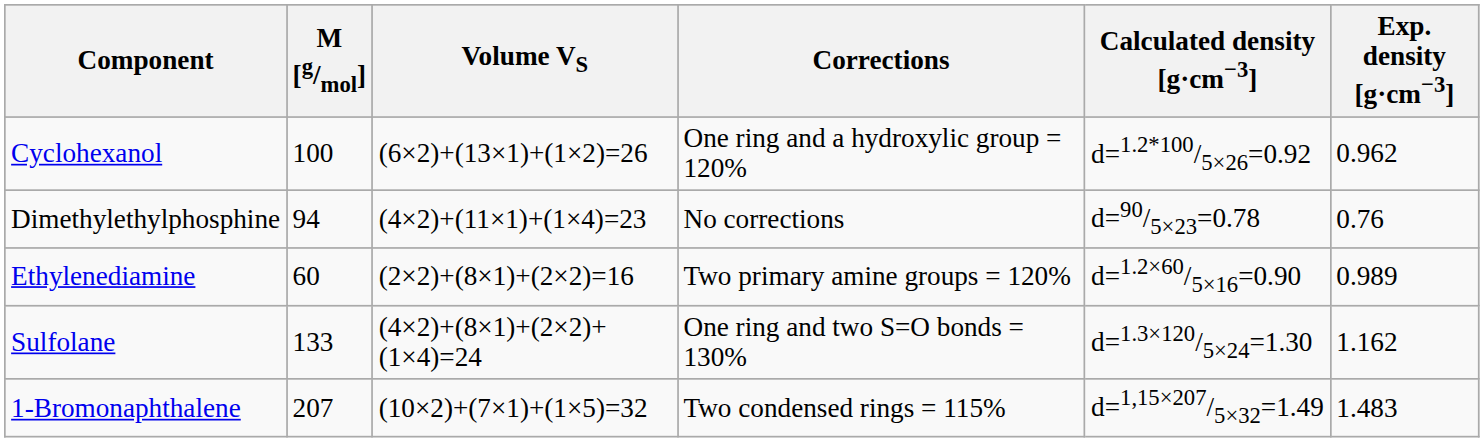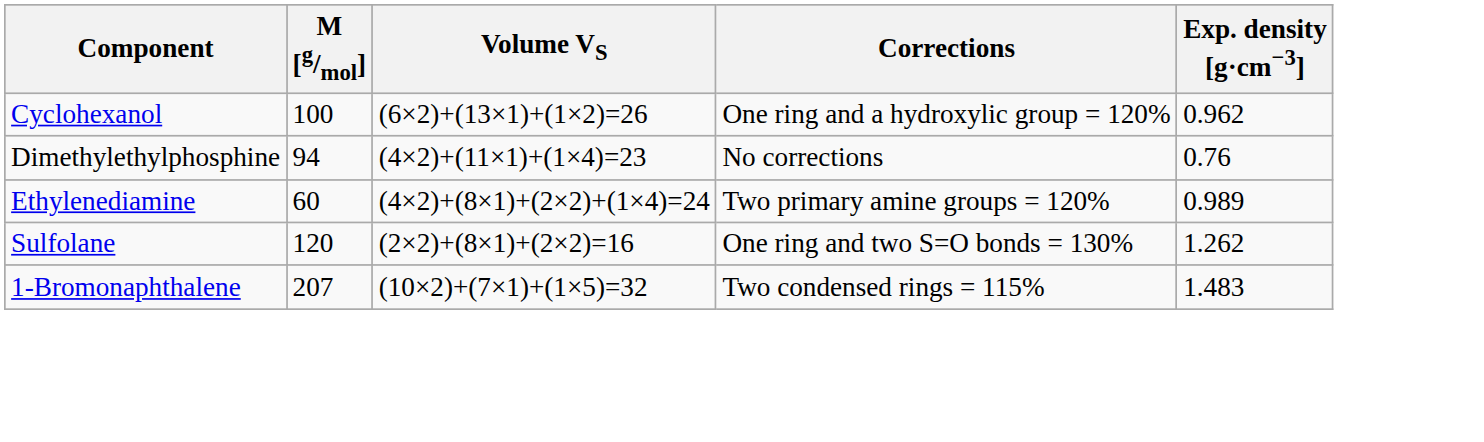- column: (1207, 60)
(506, 276) (2×2)+(8×1)+(2×2)=16 -> (544, 200) (4×2)+(8×1)+(2×2)+(1×4)=24
(313, 342) 133 -> (313, 243) 120
(493, 342) (4×2)+(8×1)+(2×2)+(1×4)=24 -> (506, 243) (2×2)+(8×1)+(2×2)=16
(1367, 342) 1.162 -> (1214, 243) 1.262
